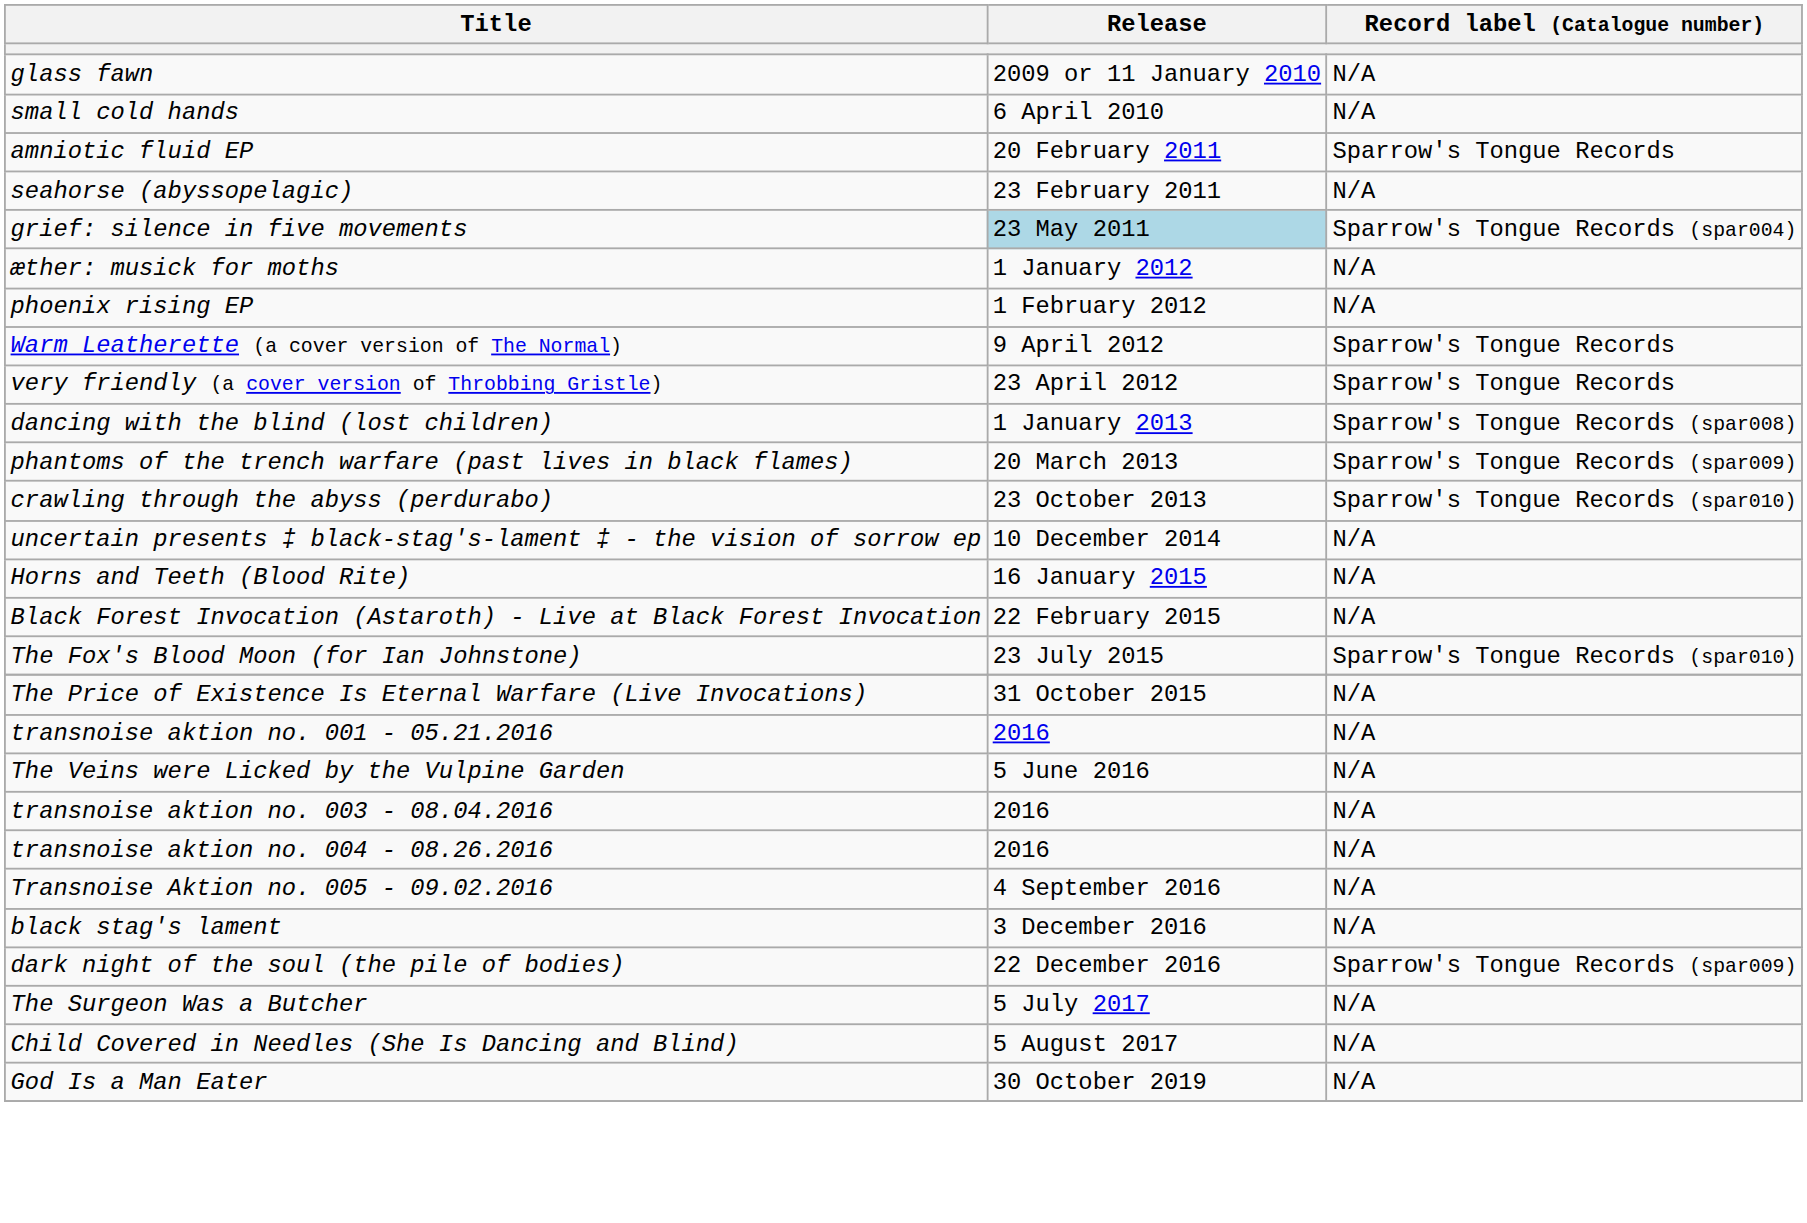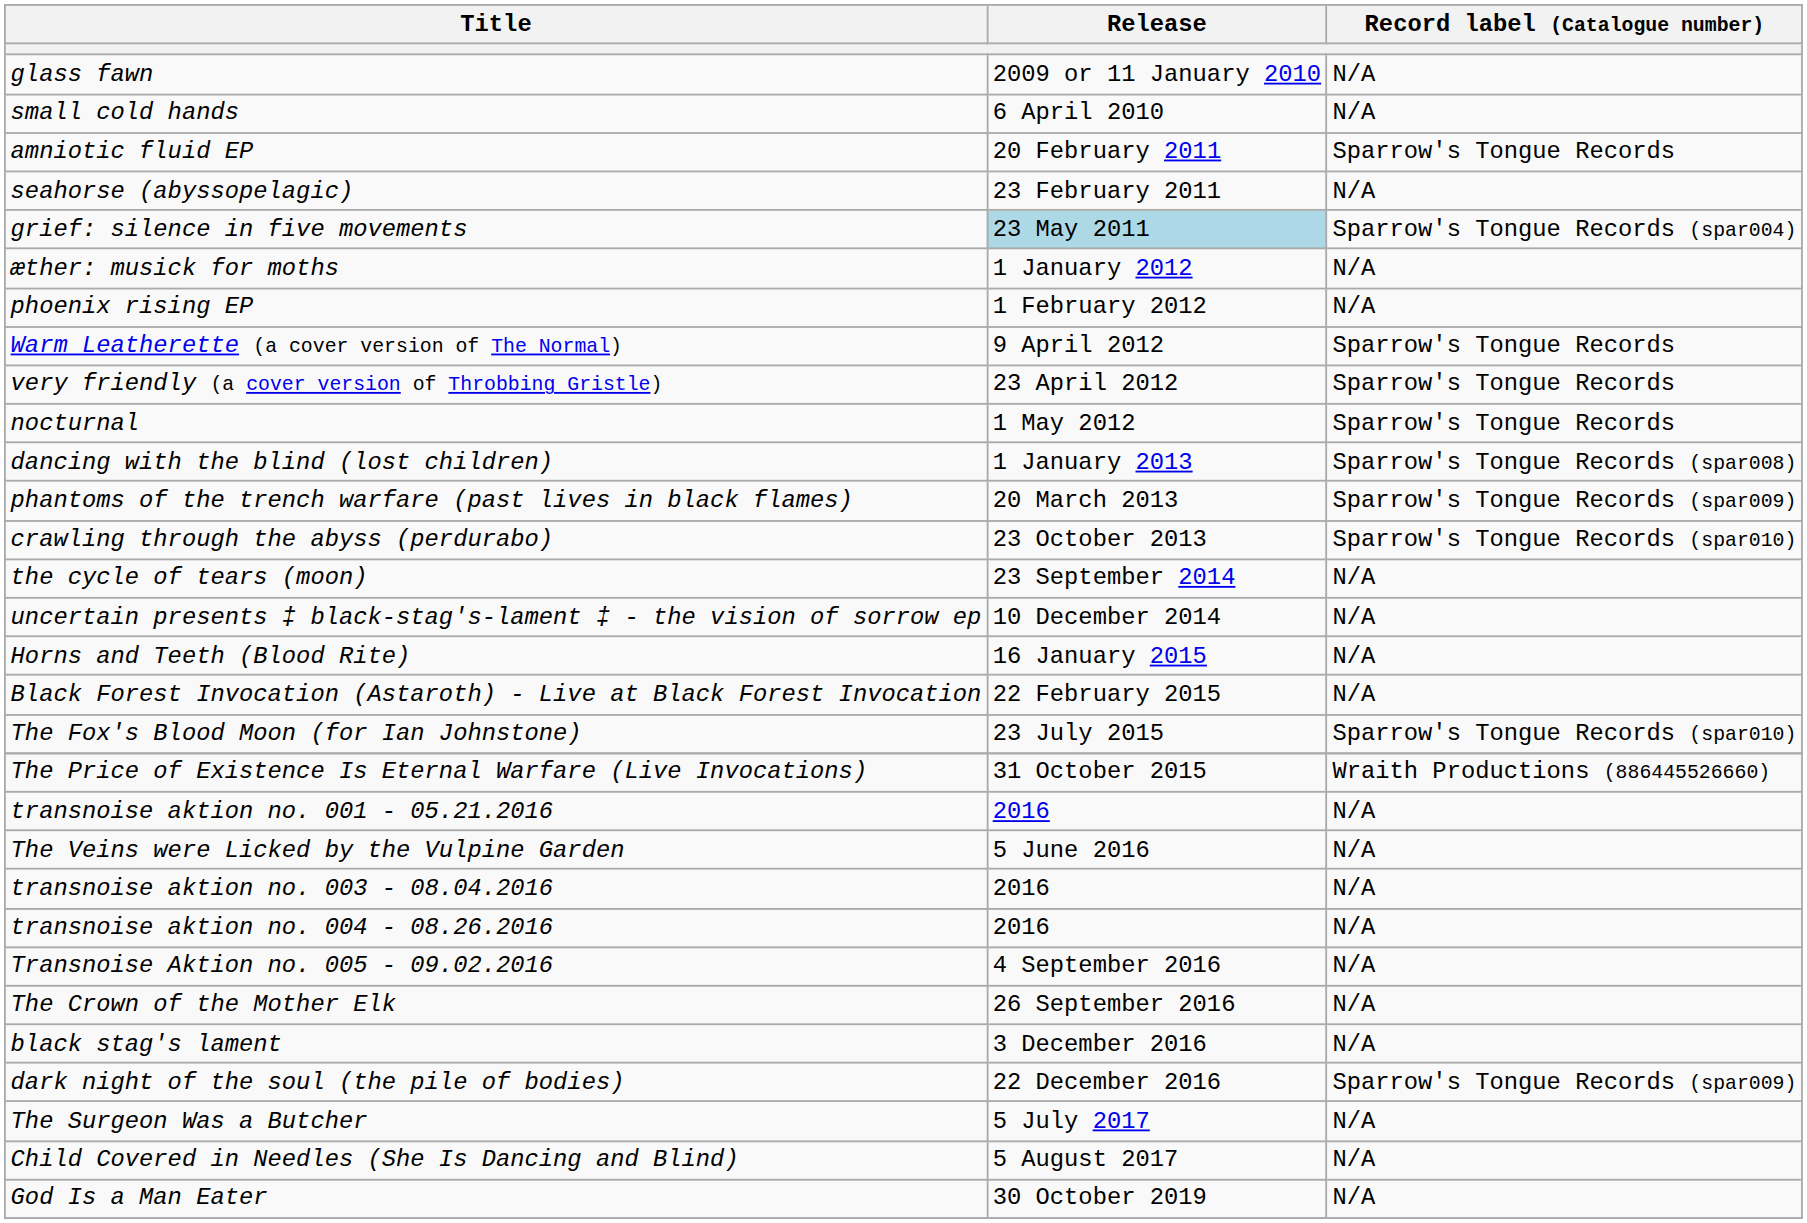+ row: (75, 423)
+ row: (189, 578)
(1354, 695) N/A -> (1551, 772) Wraith Productions (886445526660)
+ row: (203, 1005)
